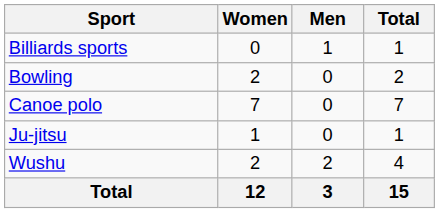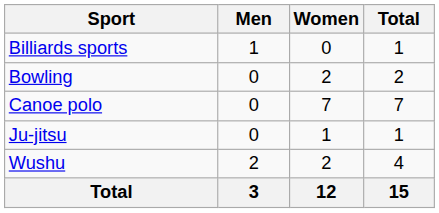columns swapped: (328, 18) <-> (255, 18)
